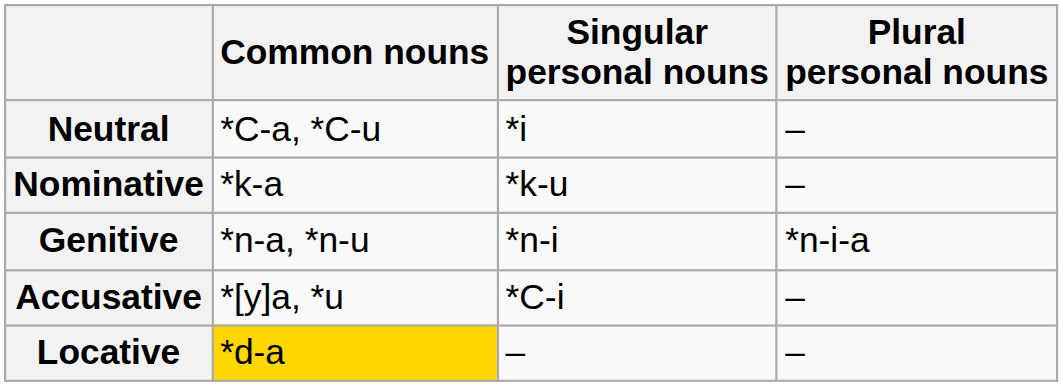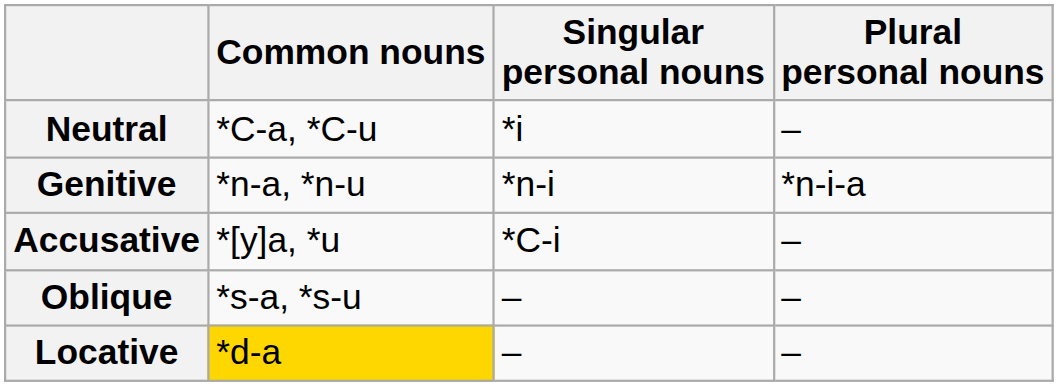- row: (109, 184)
+ row: (107, 296)
